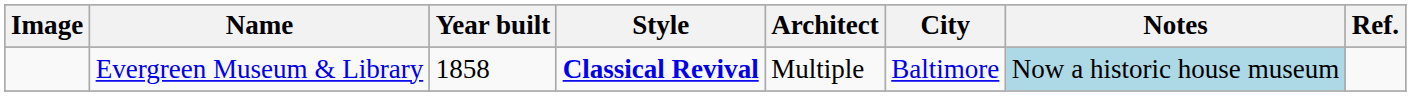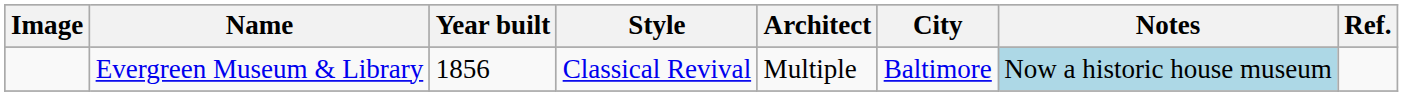(463, 68) 1858 -> (463, 68) 1856
(661, 68) bold -> (657, 68) normal
